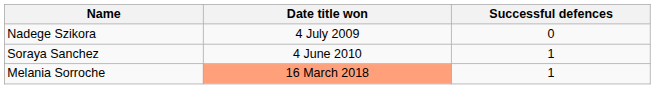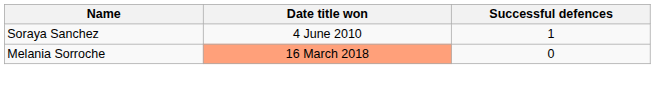- row: (52, 34)
(551, 73) 1 -> (551, 53) 0
